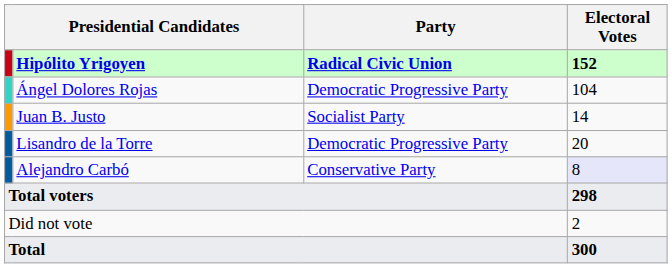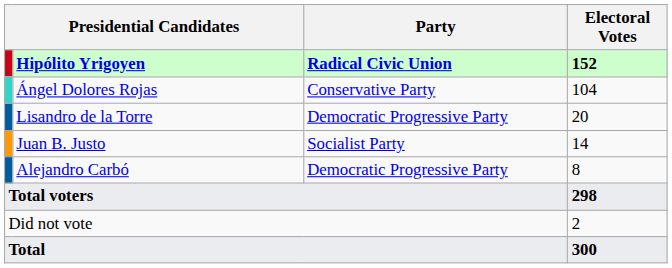(407, 90) Democratic Progressive Party -> (371, 90) Conservative Party
rows swapped: (84, 143) <-> (61, 116)
(371, 169) Conservative Party -> (407, 169) Democratic Progressive Party
(576, 169) lavender background -> (576, 169) no background
